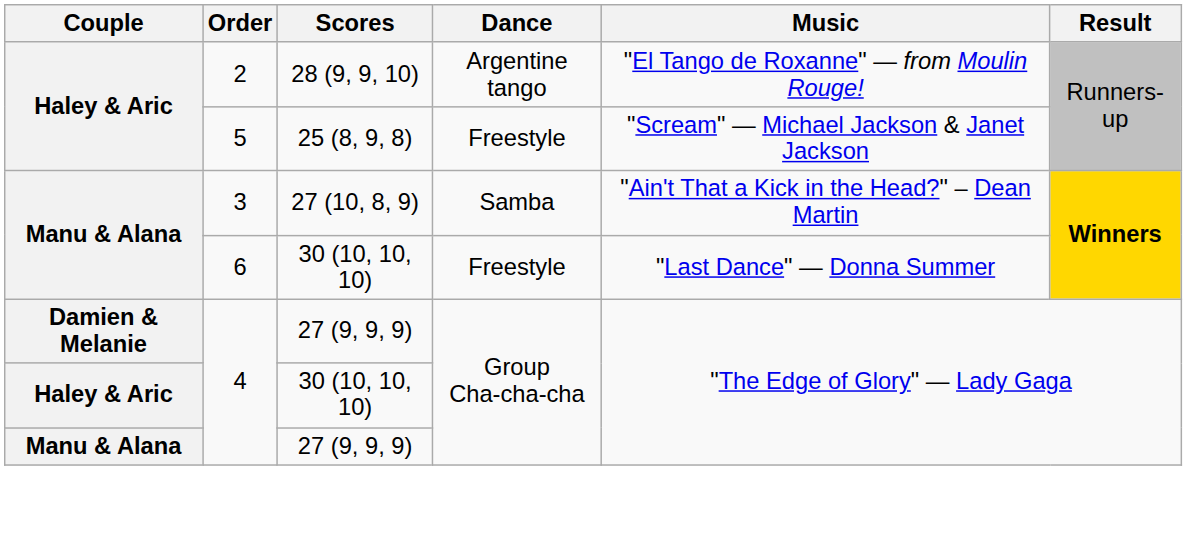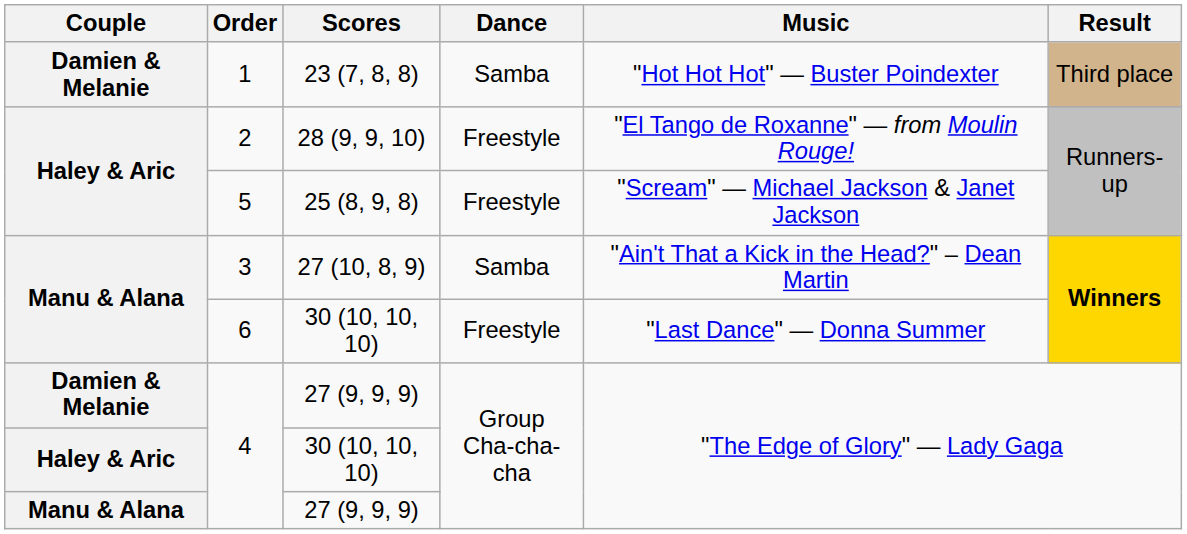+ row: (106, 74)
(517, 74) Argentine tango -> (512, 138) Freestyle
